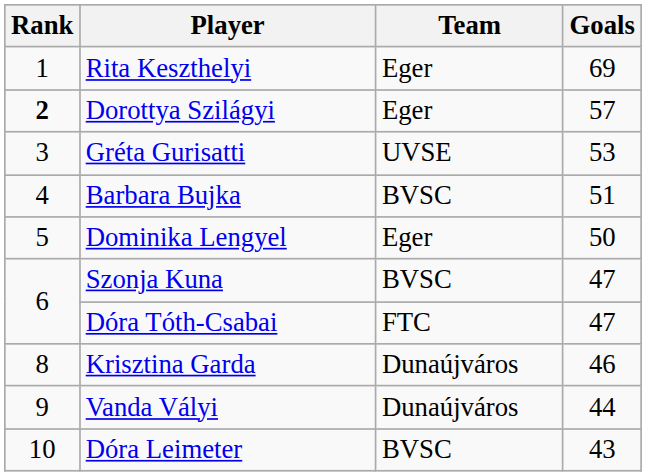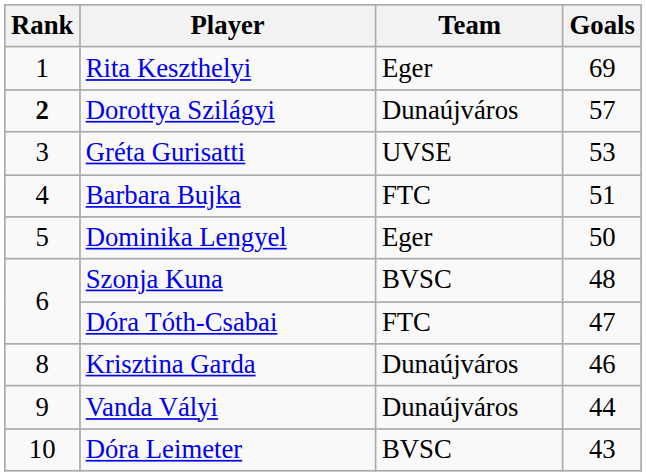(407, 110) Eger -> (450, 110) Dunaújváros
(417, 195) BVSC -> (406, 195) FTC
(602, 279) 47 -> (602, 279) 48
